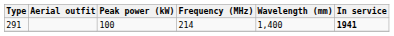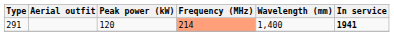(107, 25) 100 -> (107, 25) 120
(186, 25) no background -> (186, 25) lightsalmon background
